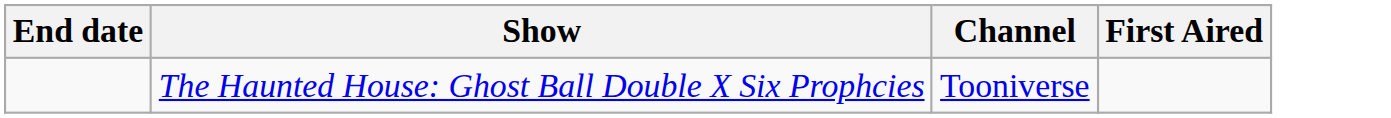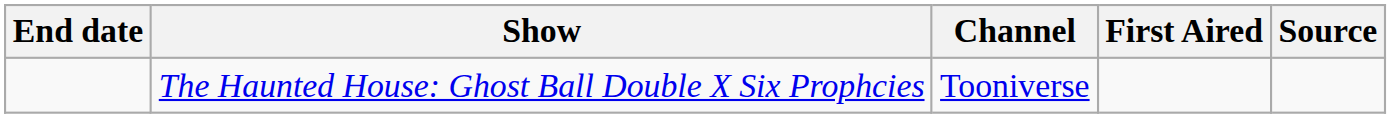+ column: (1328, 31)
